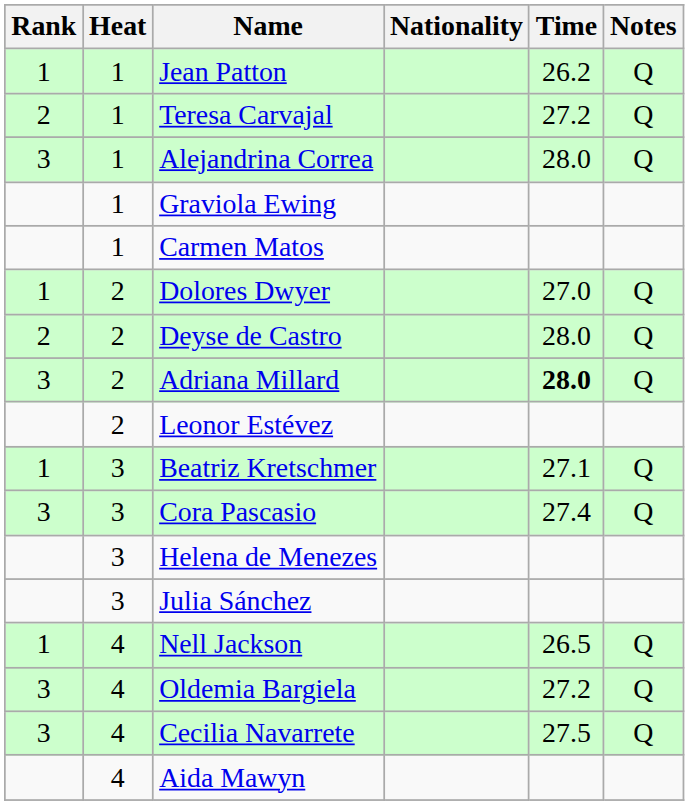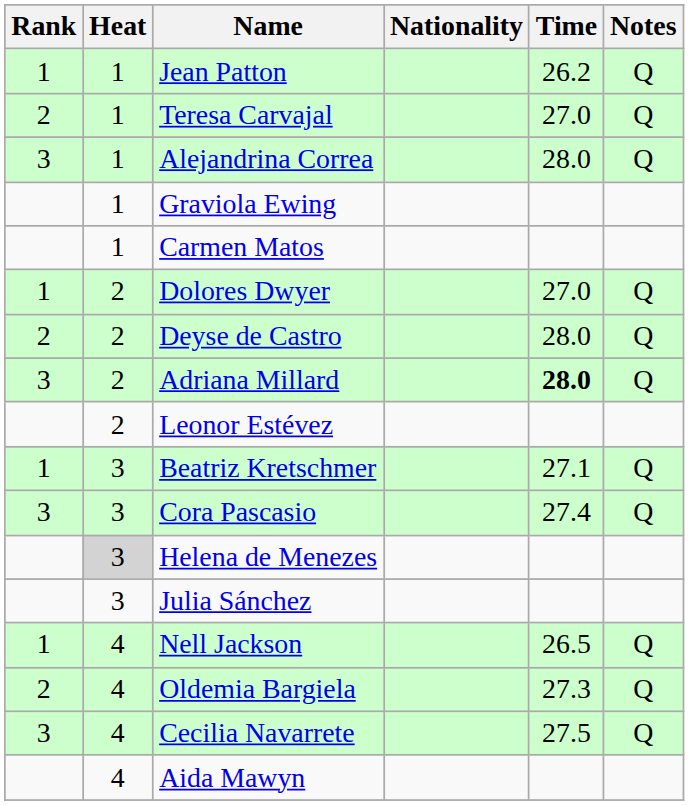(566, 114) 27.2 -> (566, 114) 27.0
(118, 556) no background -> (118, 556) lightgrey background
(44, 688) 3 -> (44, 688) 2
(566, 688) 27.2 -> (566, 688) 27.3
